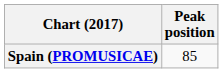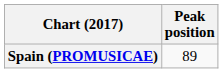(190, 56) 85 -> (190, 56) 89
